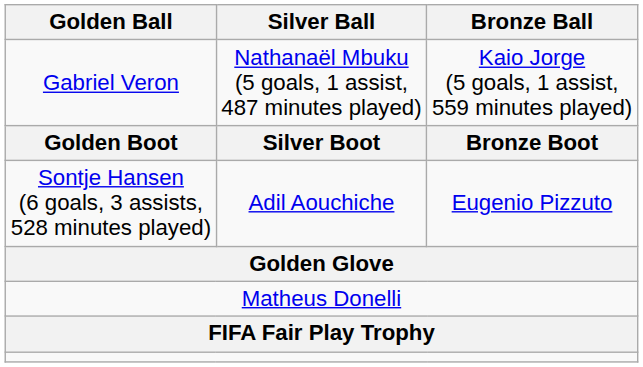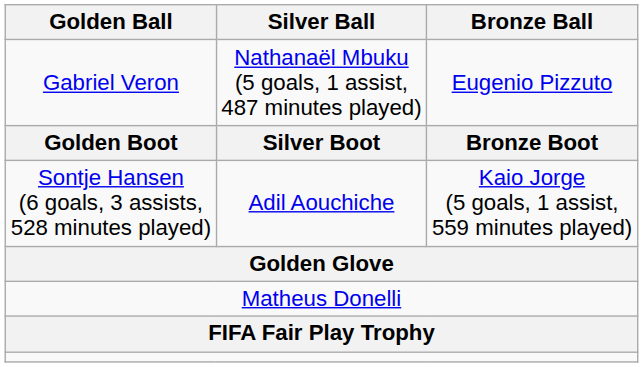(532, 82) Kaio Jorge (5 goals, 1 assist, 559 minutes played) -> (532, 82) Eugenio Pizzuto
(532, 203) Eugenio Pizzuto -> (532, 203) Kaio Jorge (5 goals, 1 assist, 559 minutes played)
